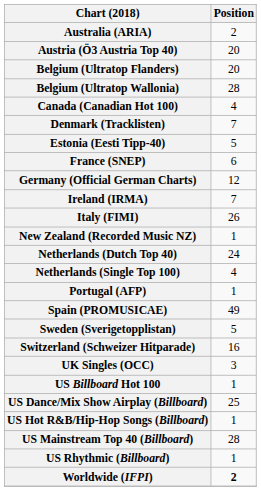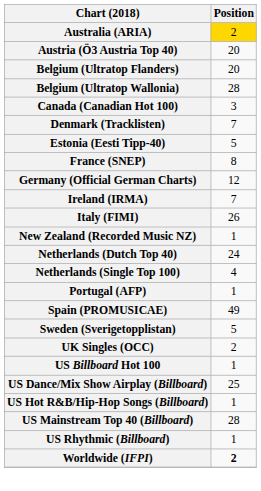(234, 32) no background -> (234, 32) gold background
(234, 106) 4 -> (234, 106) 3
(234, 161) 6 -> (234, 161) 8
- row: (108, 347)
(234, 365) 3 -> (234, 347) 2
